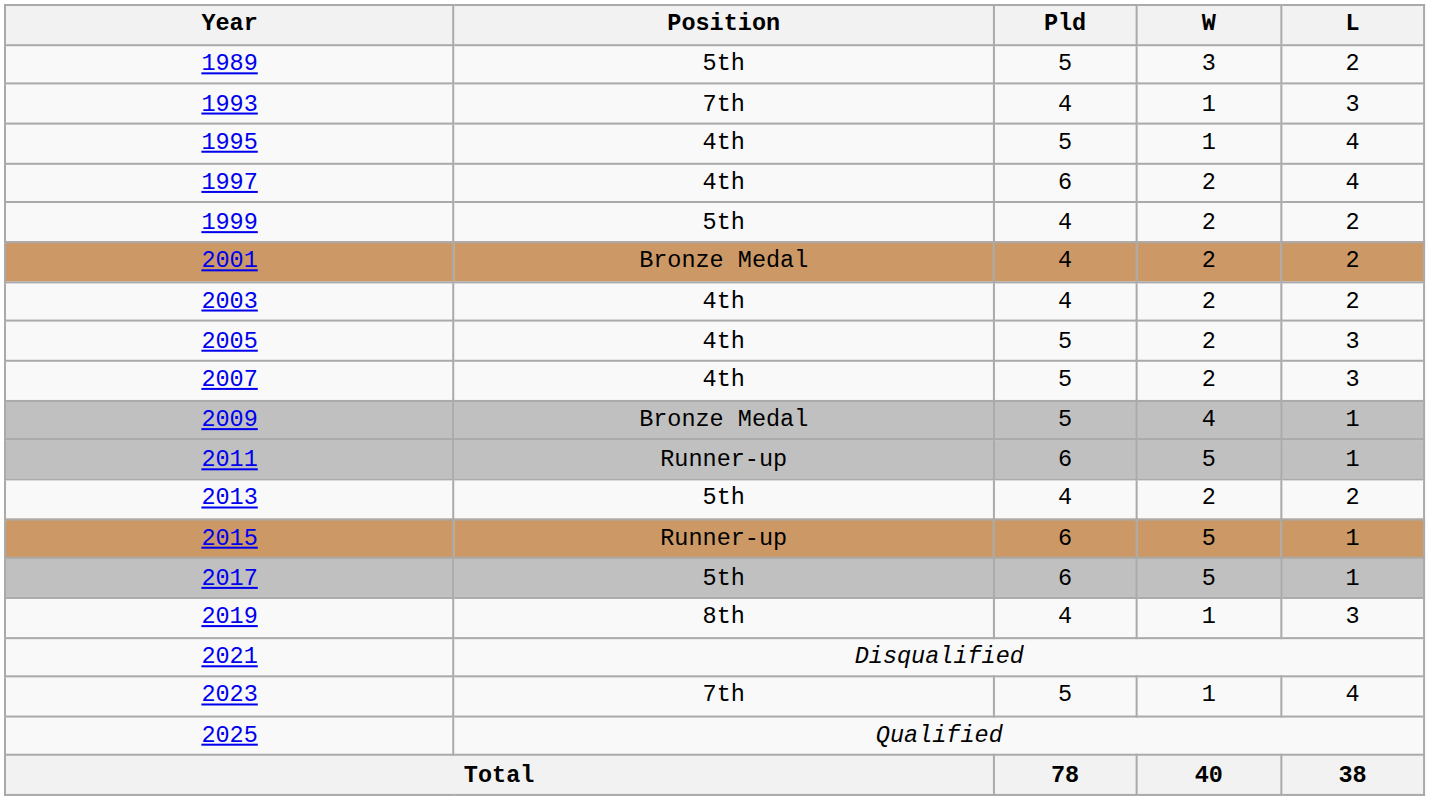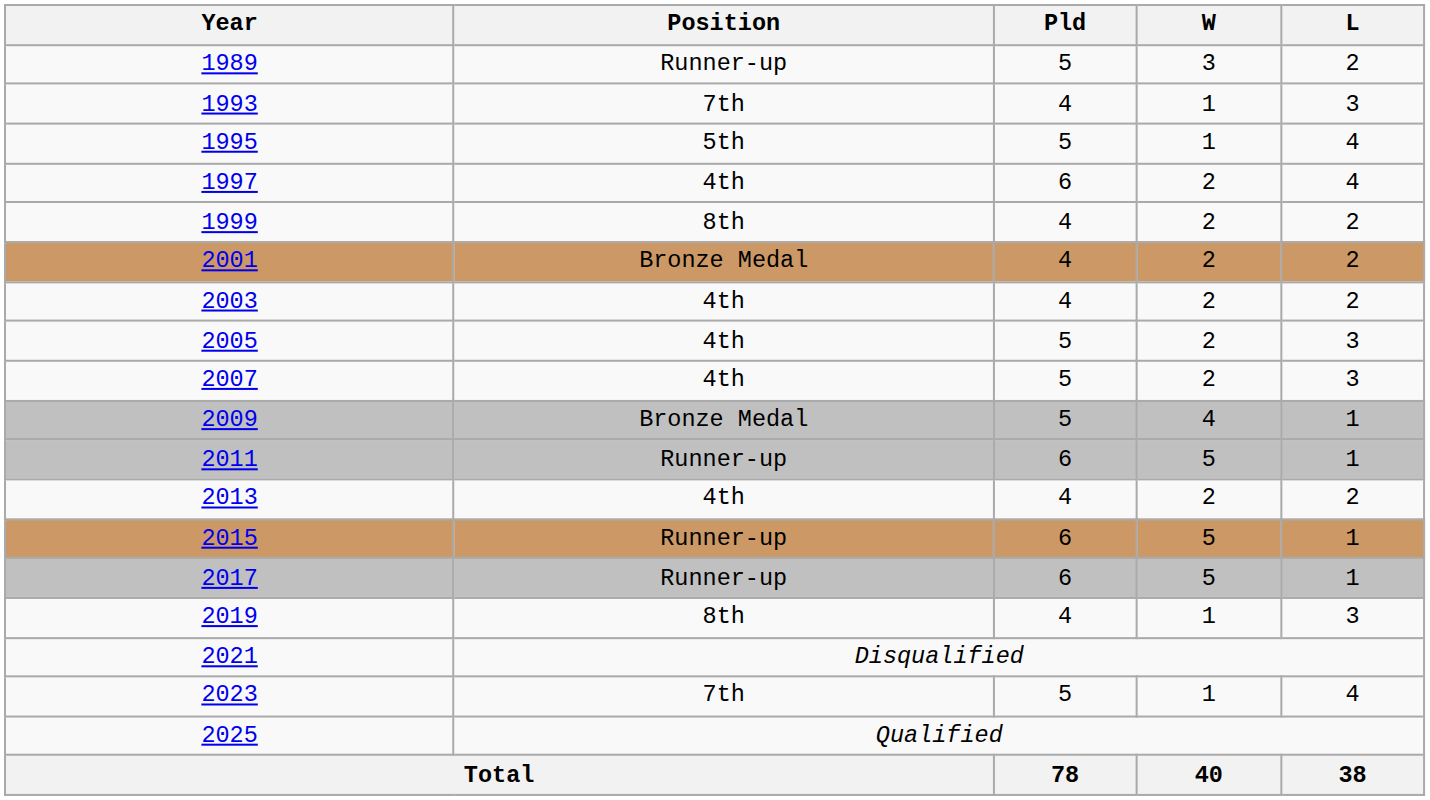(724, 64) 5th -> (724, 64) Runner-up
(724, 143) 4th -> (724, 143) 5th
(724, 222) 5th -> (724, 222) 8th
(724, 499) 5th -> (724, 499) 4th
(724, 578) 5th -> (724, 578) Runner-up
